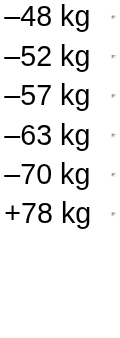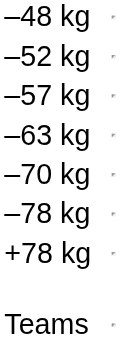+ row: (47, 213)
+ row: (47, 324)
